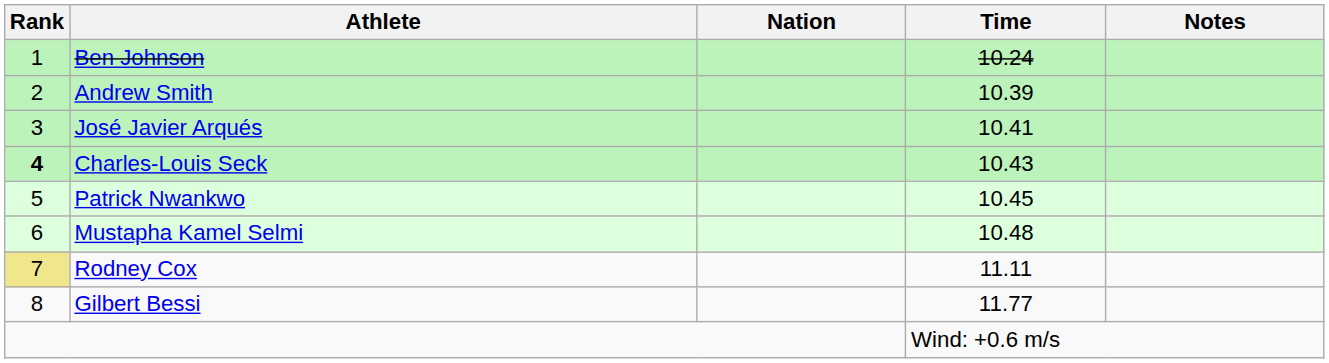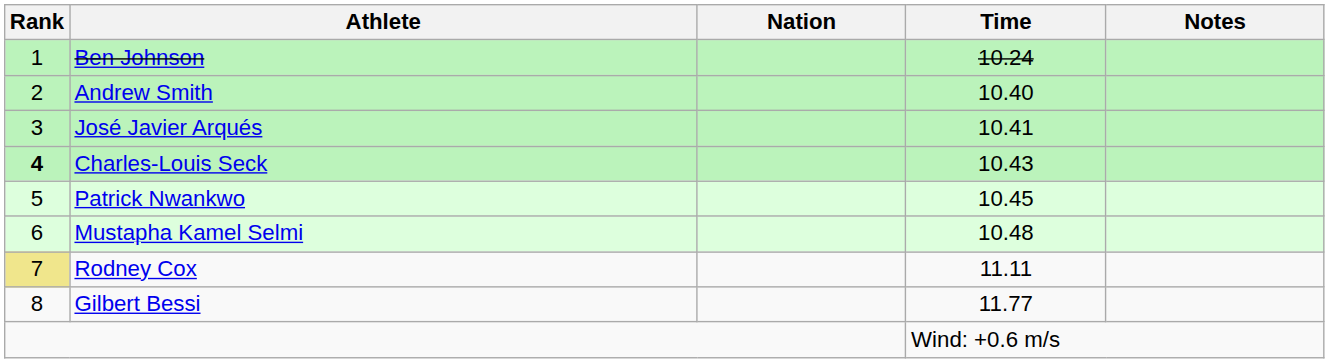(1006, 92) 10.39 -> (1006, 92) 10.40
